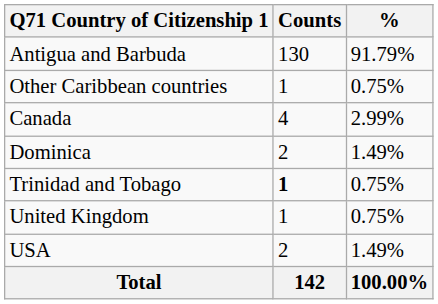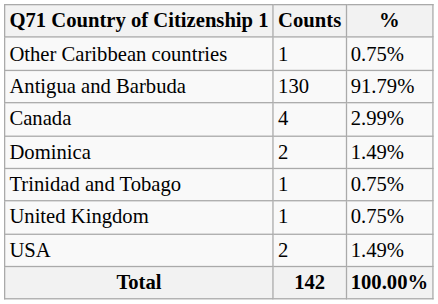rows swapped: (98, 53) <-> (118, 86)
(283, 184) bold -> (283, 184) normal
